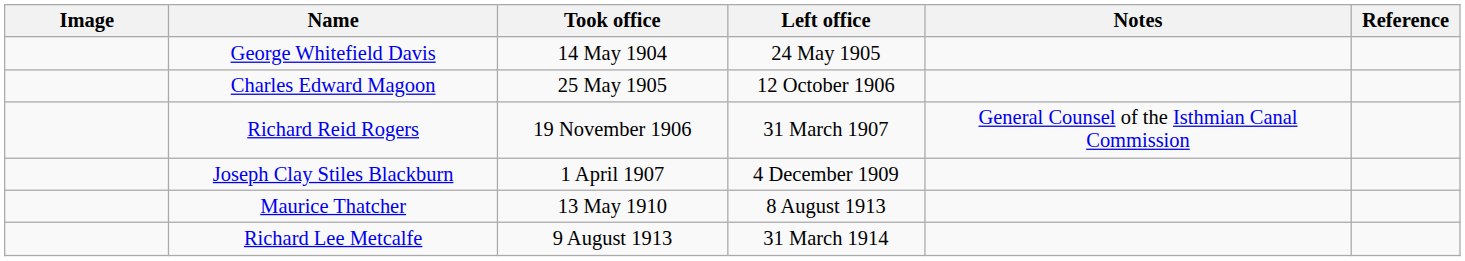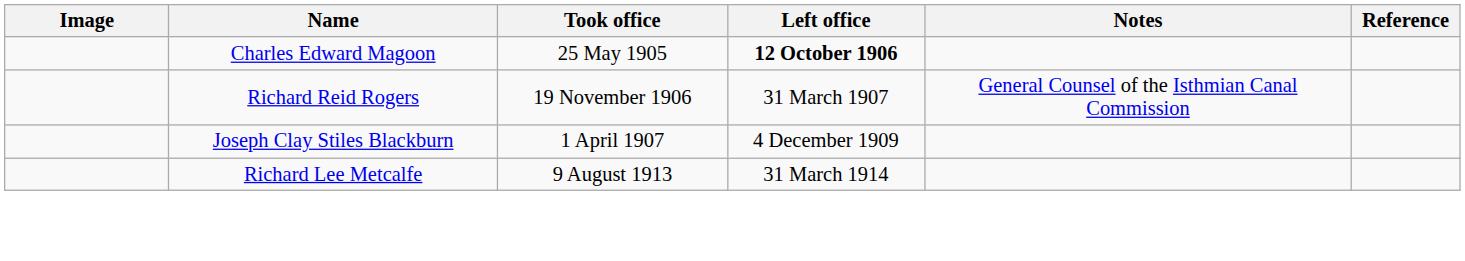- row: (333, 53)
(826, 85) normal -> (826, 53) bold
- row: (333, 206)
